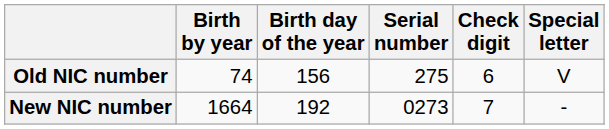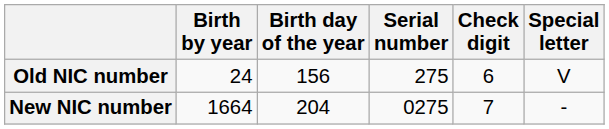(241, 75) 74 -> (241, 75) 24
(313, 107) 192 -> (313, 107) 204
(426, 107) 0273 -> (426, 107) 0275
